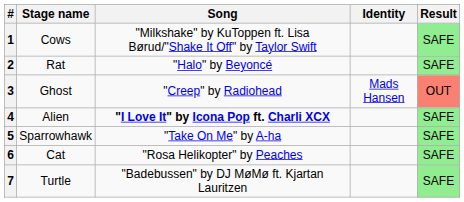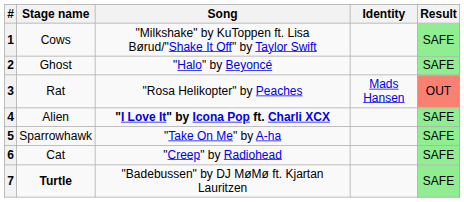(56, 65) Rat -> (56, 65) Ghost
(56, 91) Ghost -> (56, 91) Rat
(223, 91) "Creep" by Radiohead -> (223, 91) "Rosa Helikopter" by Peaches
(223, 155) "Rosa Helikopter" by Peaches -> (223, 155) "Creep" by Radiohead
(56, 180) normal -> (56, 180) bold
